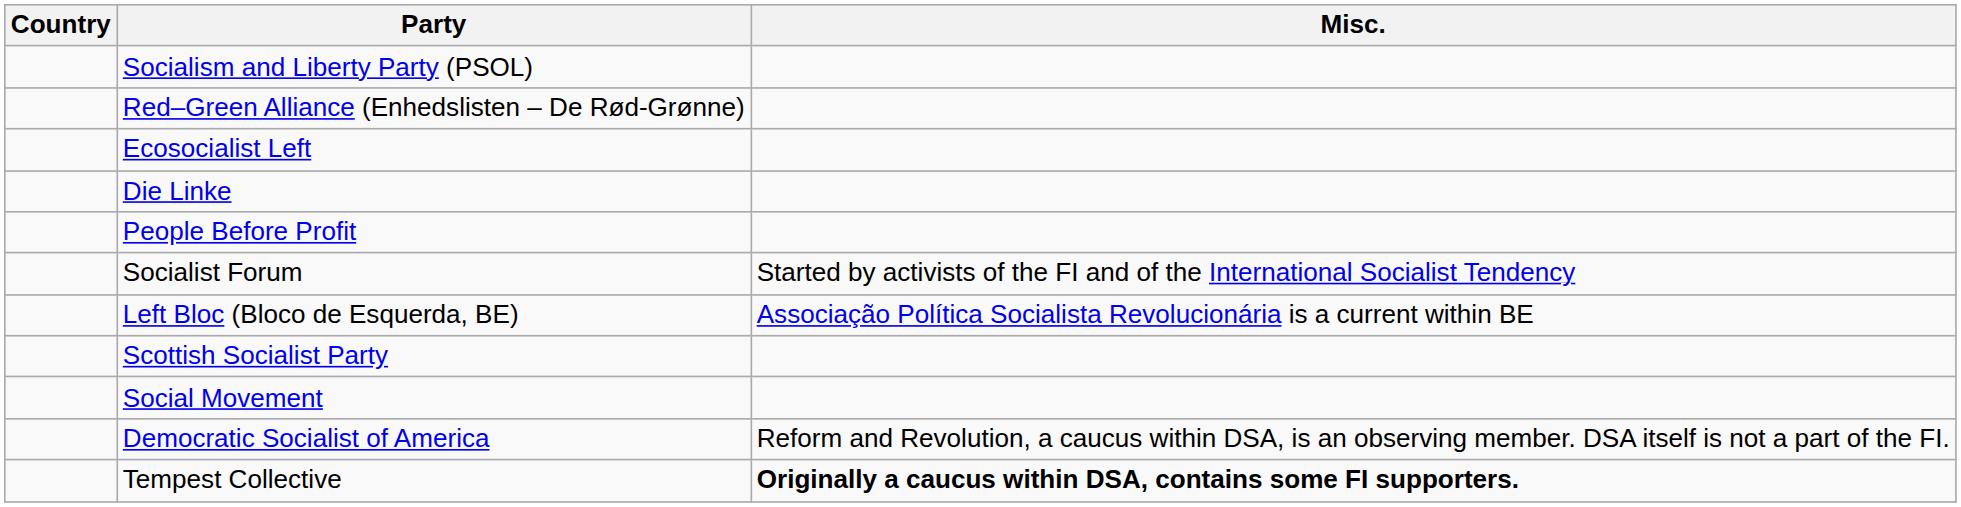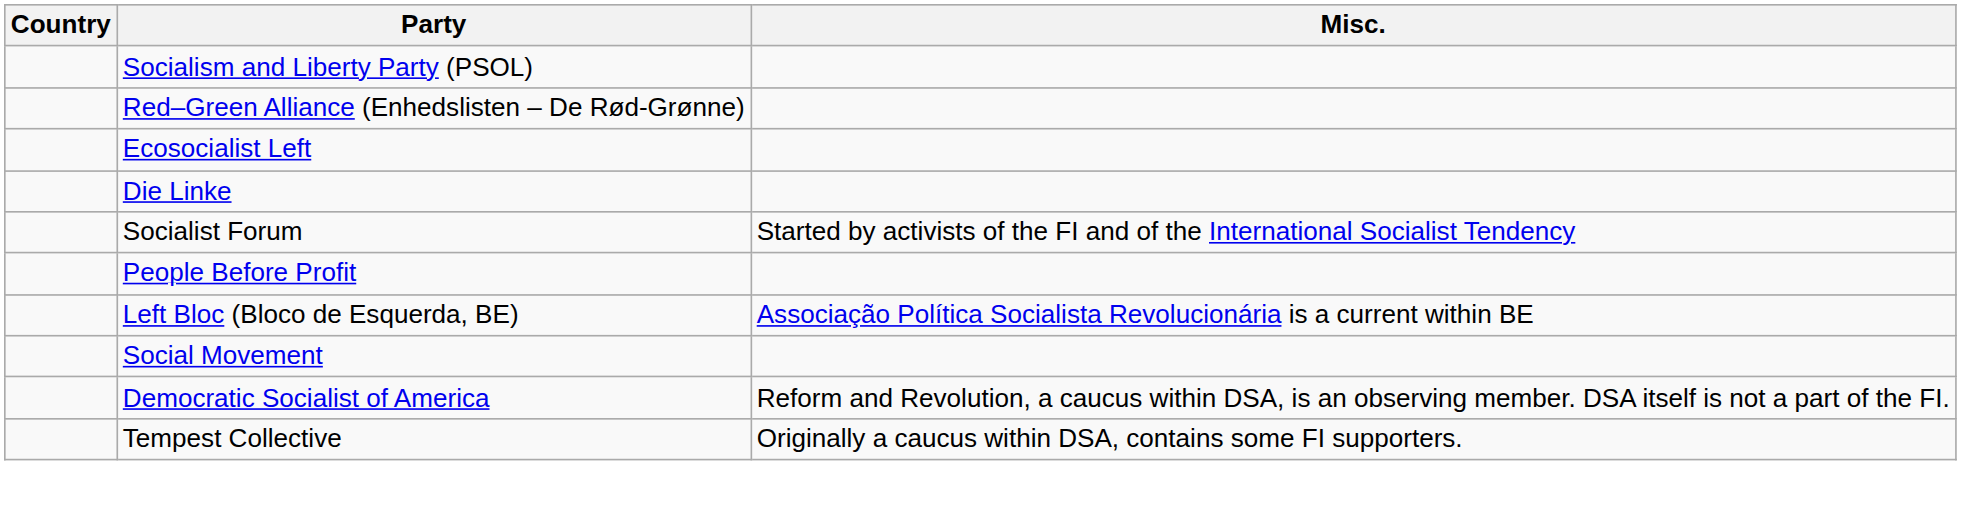rows swapped: (240, 231) <-> (213, 273)
- row: (255, 356)
(1138, 480) bold -> (1110, 438) normal
